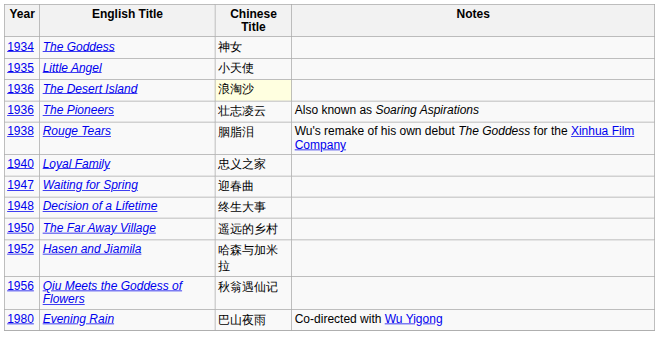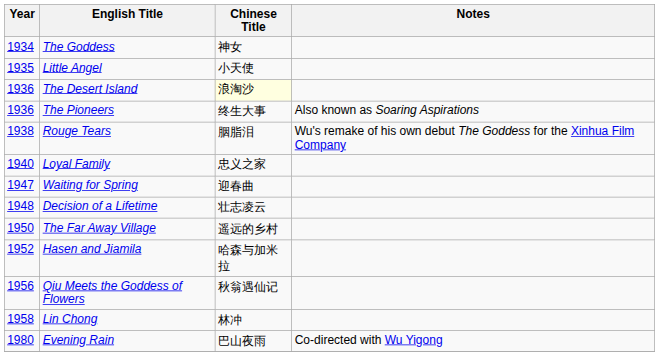(242, 111) 壮志凌云 -> (242, 111) 终生大事
(242, 207) 终生大事 -> (242, 207) 壮志凌云
+ row: (70, 318)
